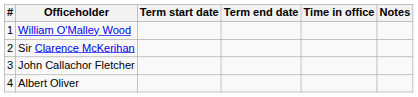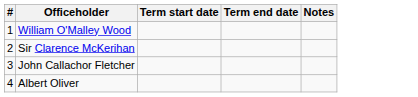- column: (339, 13)
